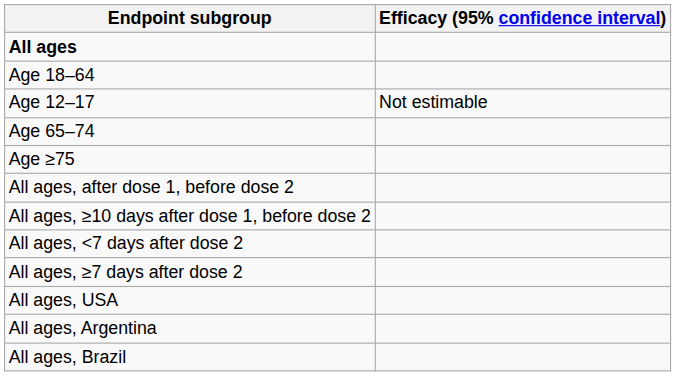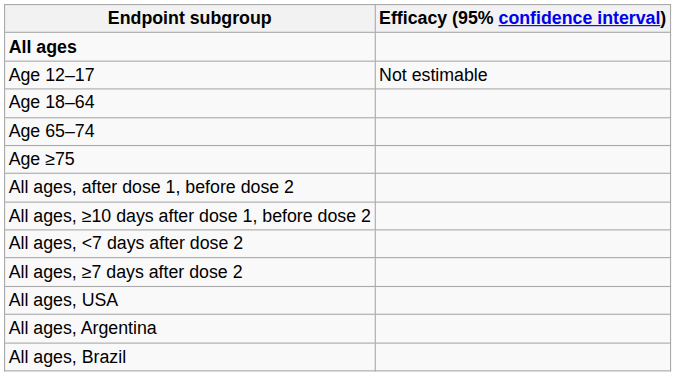rows swapped: (52, 103) <-> (52, 74)
